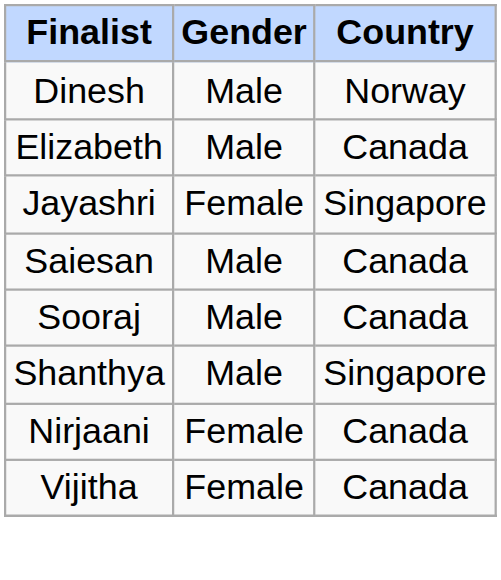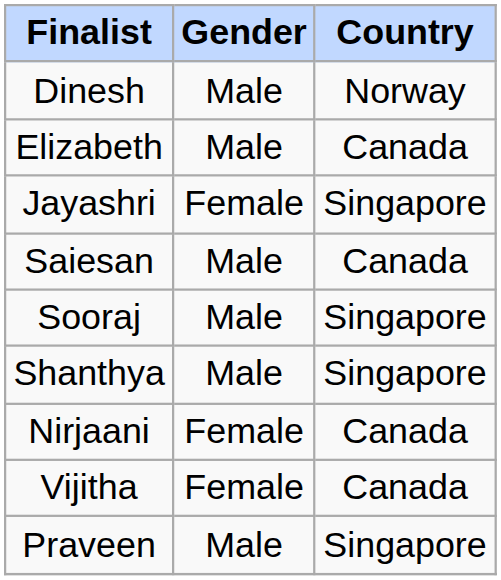(405, 317) Canada -> (405, 317) Singapore
+ row: (89, 544)
